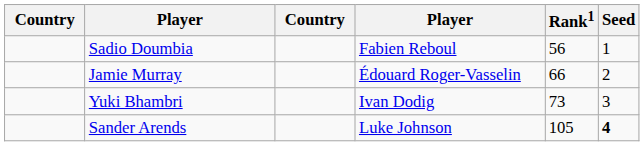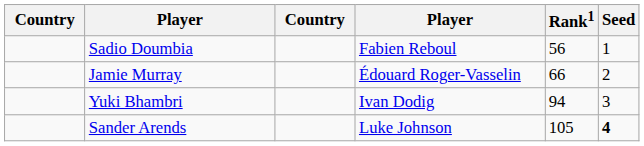(557, 101) 73 -> (557, 101) 94
